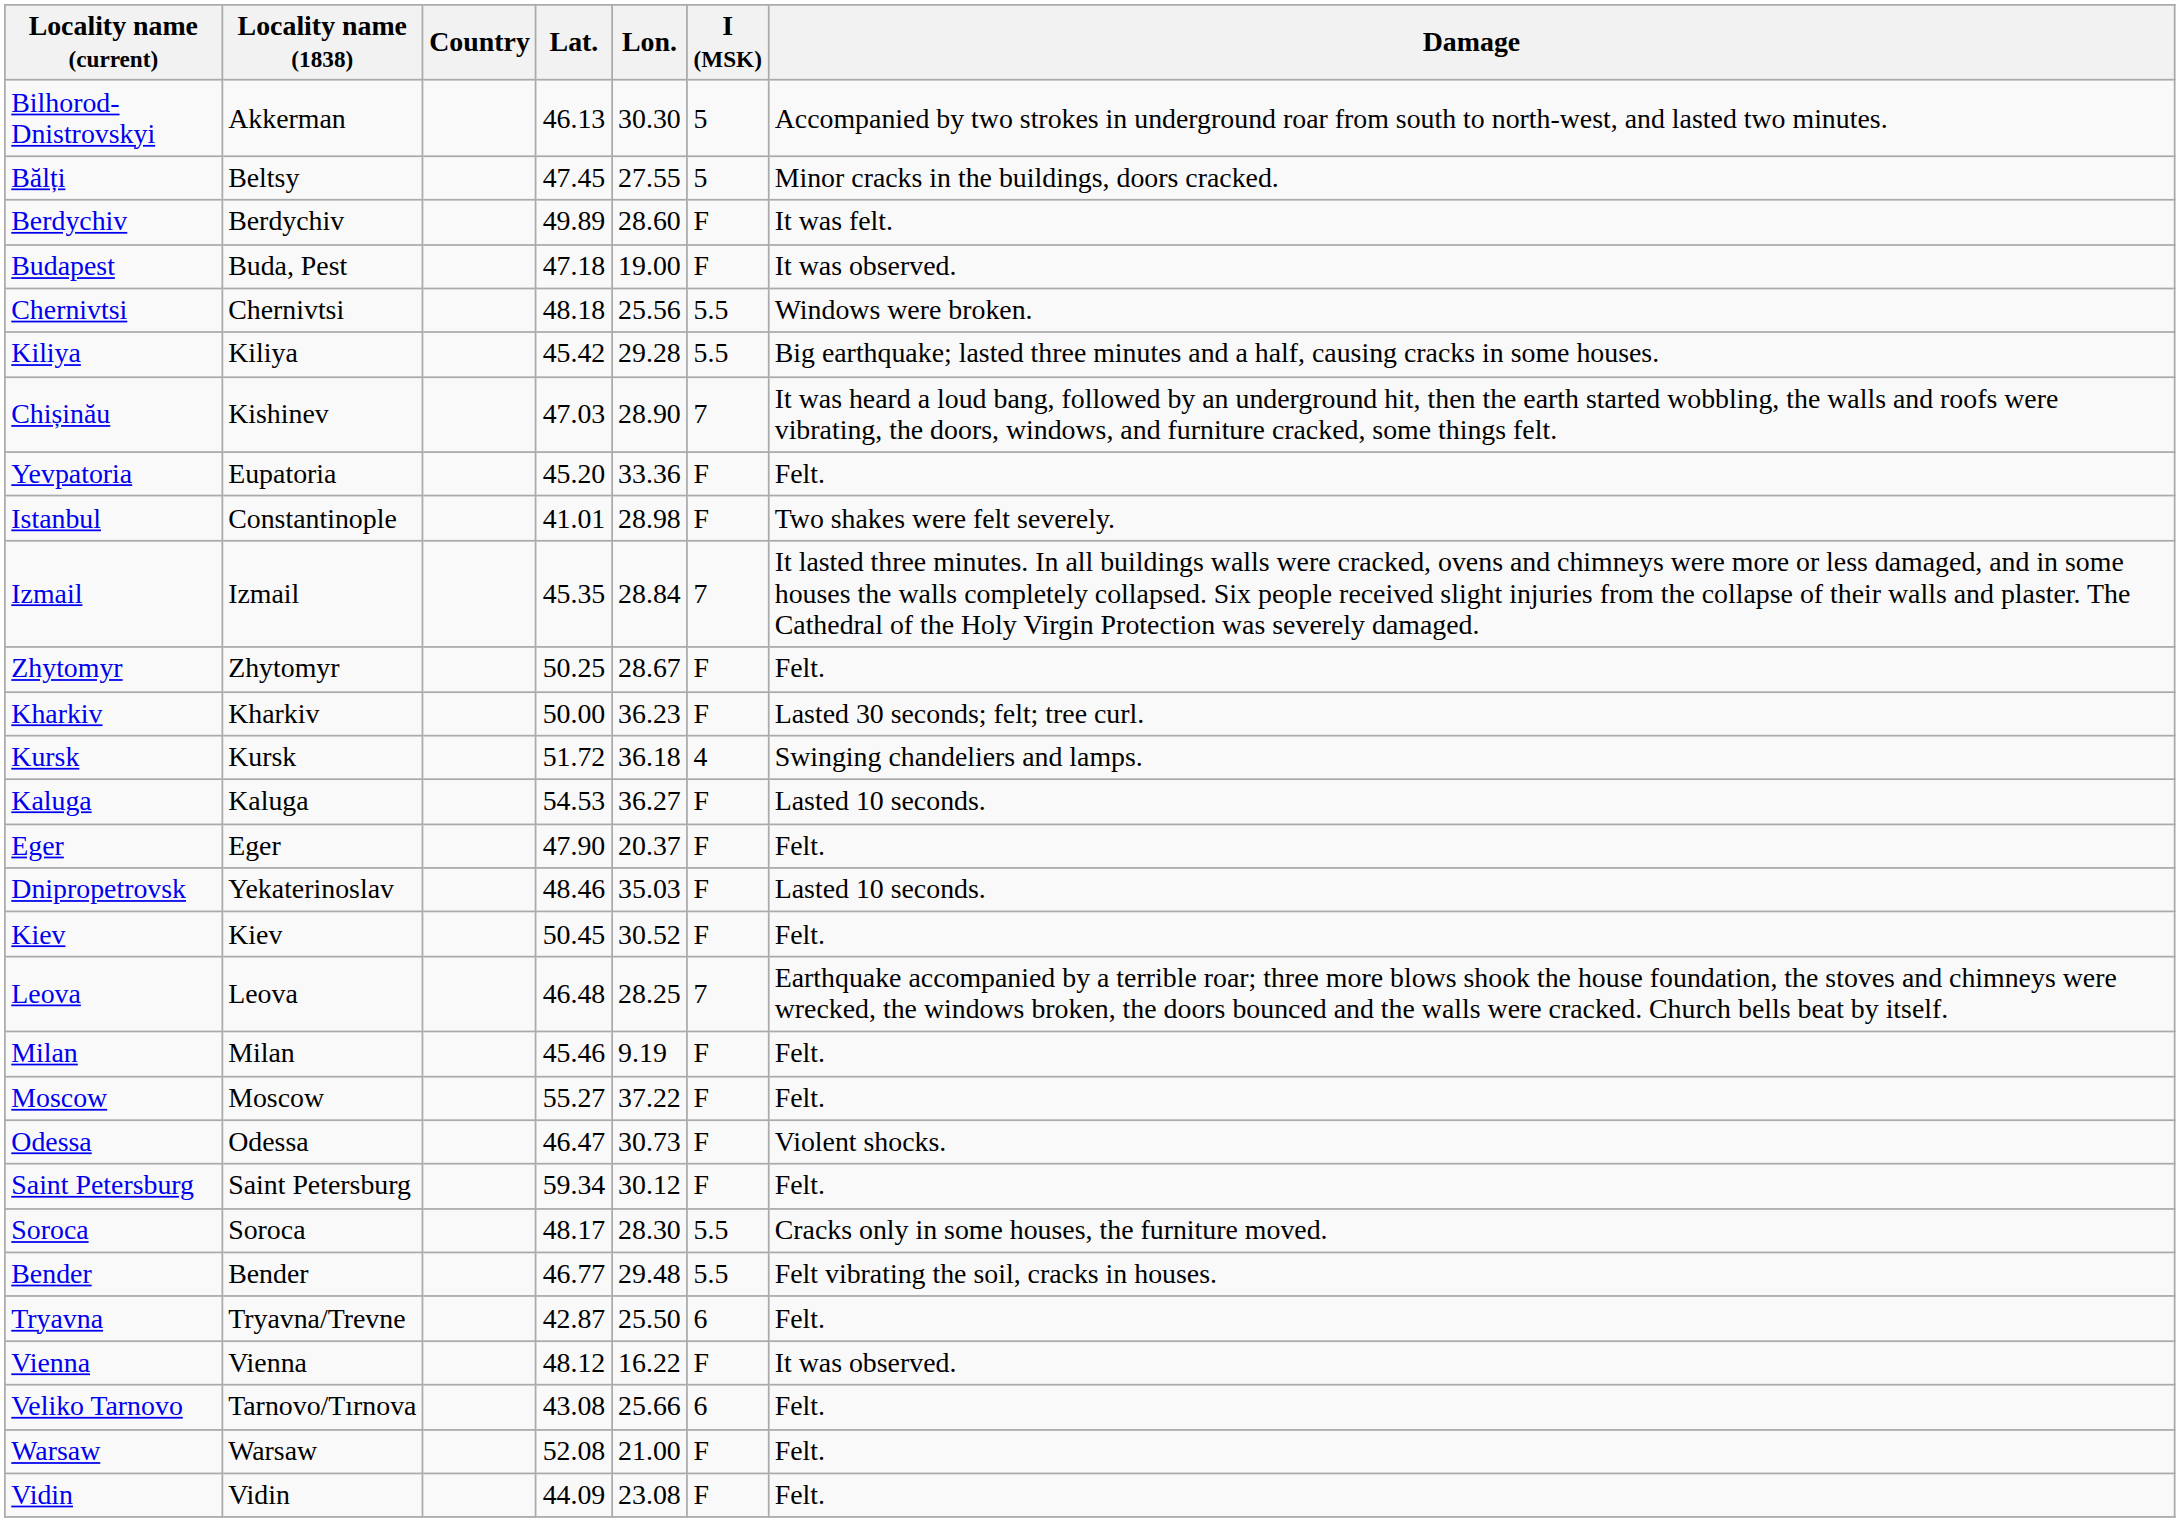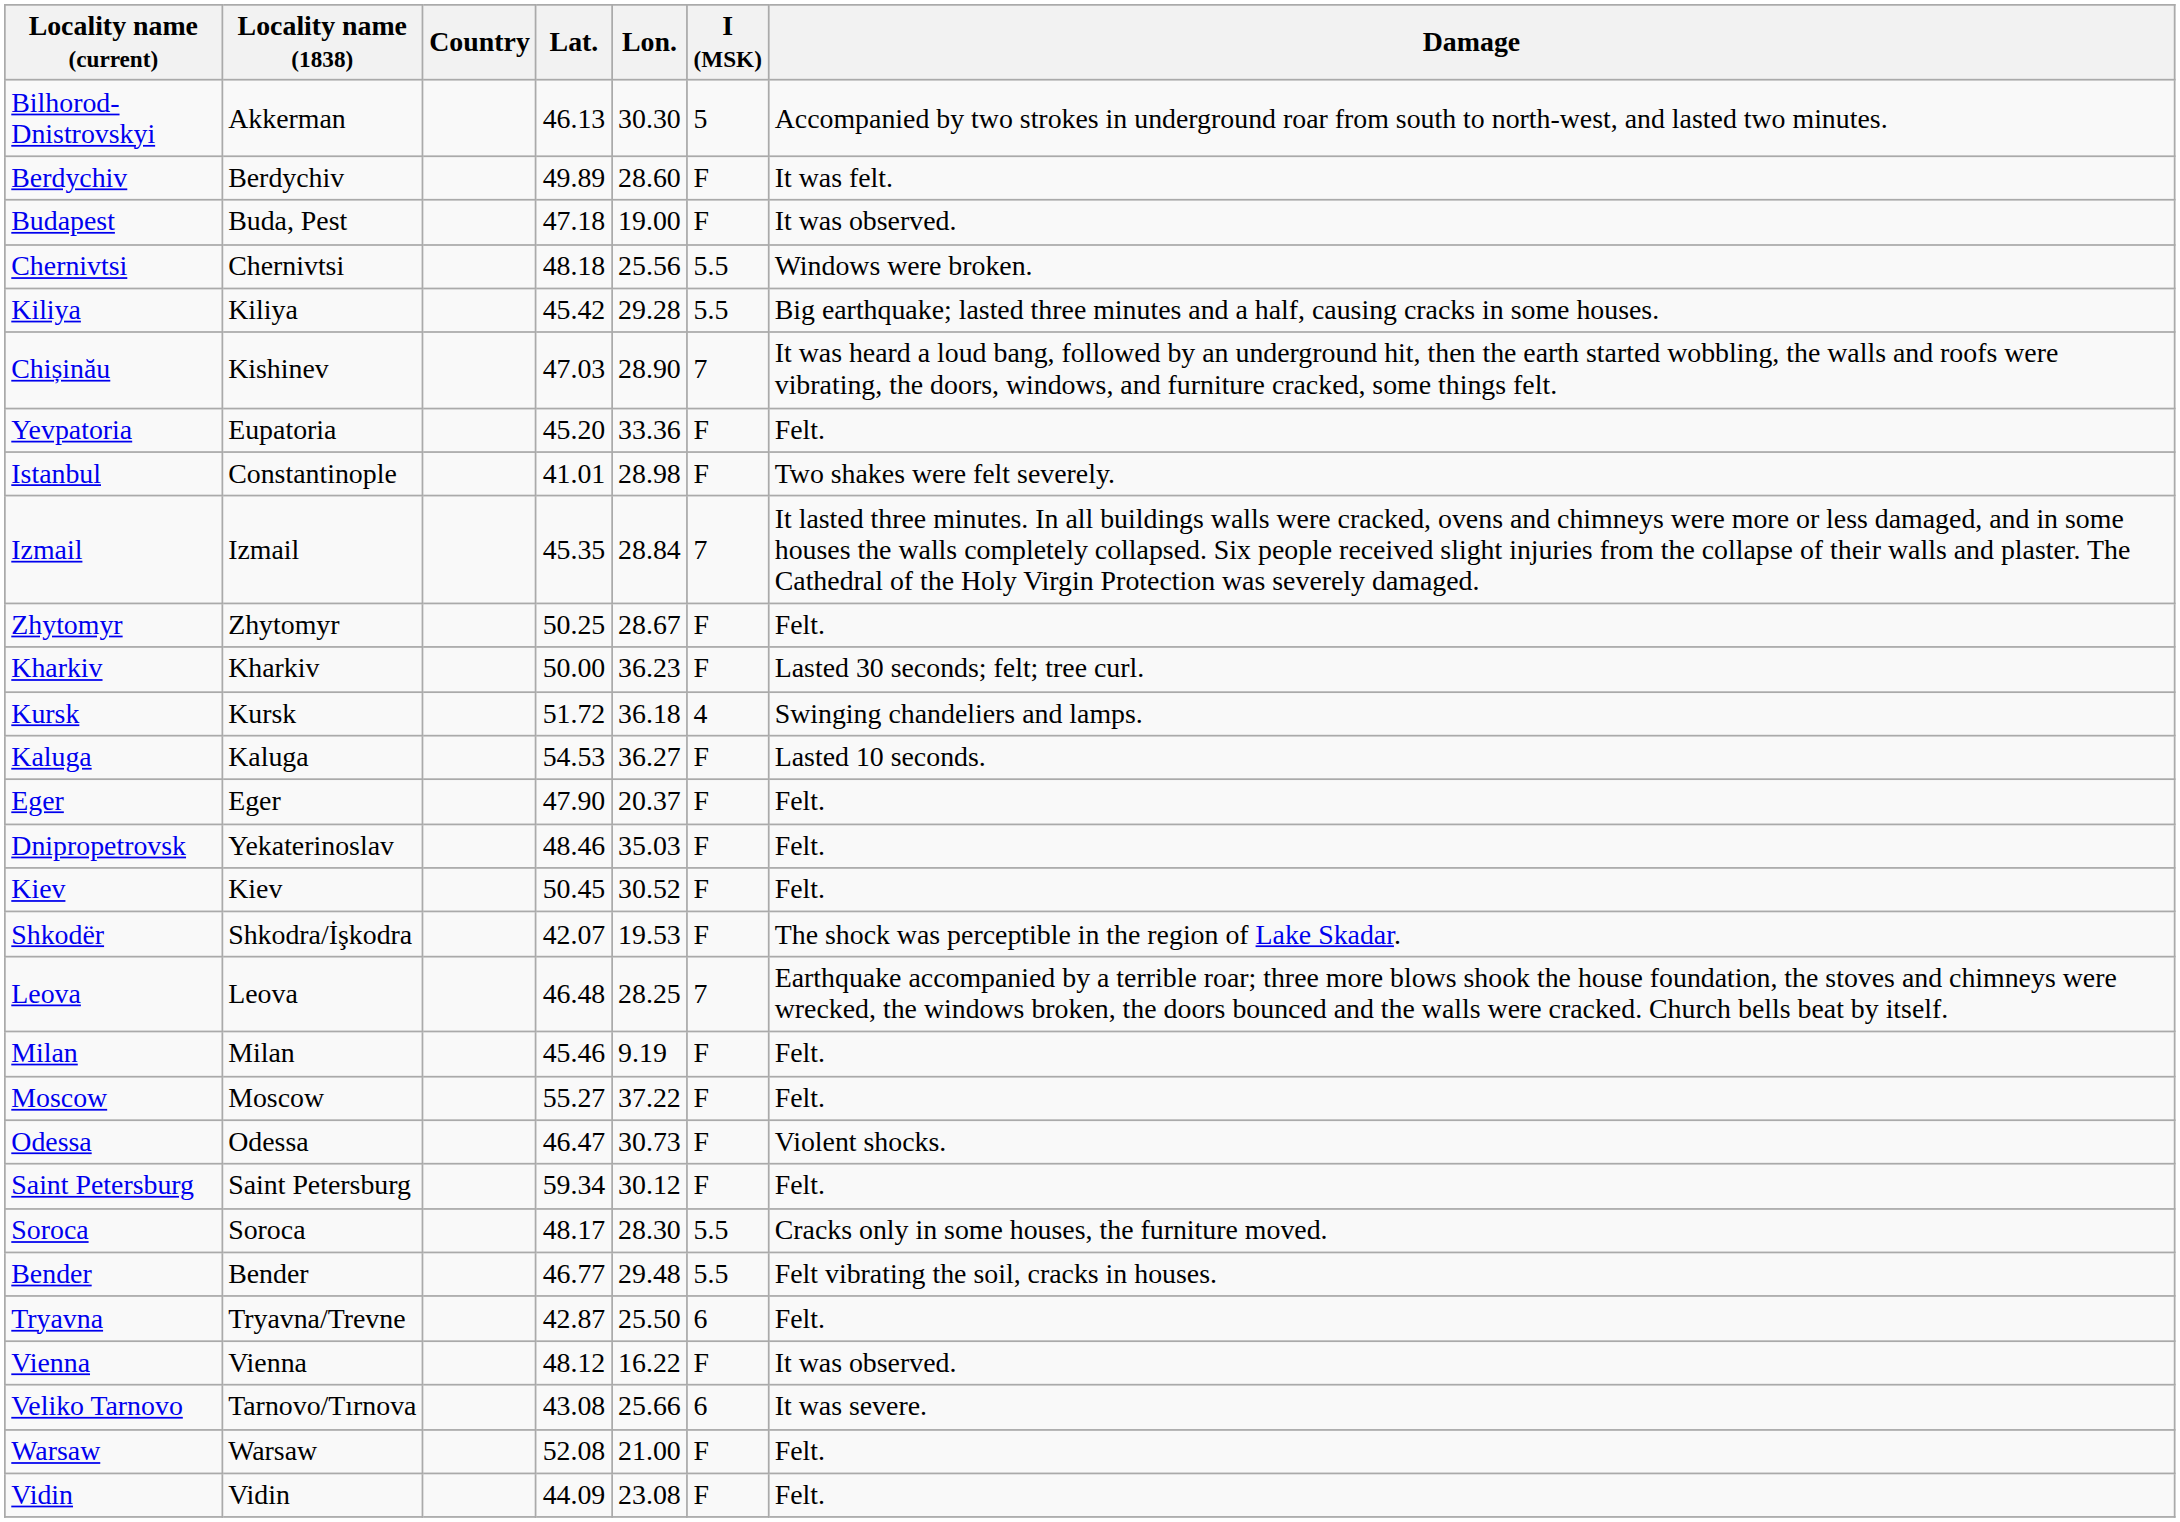- row: (38, 177)
(880, 889) Lasted 10 seconds. -> (800, 845) Felt.
+ row: (58, 933)
(800, 1406) Felt. -> (851, 1406) It was severe.
